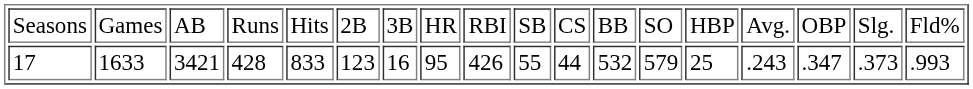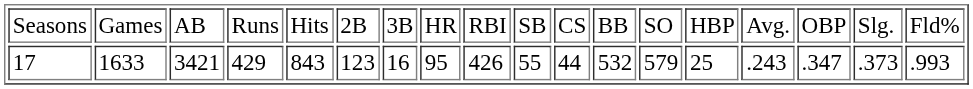(249, 62) 428 -> (249, 62) 429
(308, 62) 833 -> (308, 62) 843
